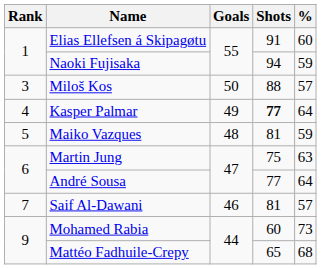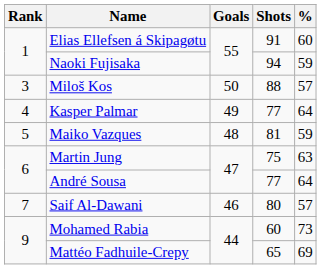(274, 110) bold -> (274, 110) normal
(274, 205) 81 -> (274, 205) 80
(305, 252) 68 -> (305, 252) 69
